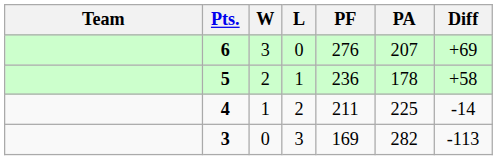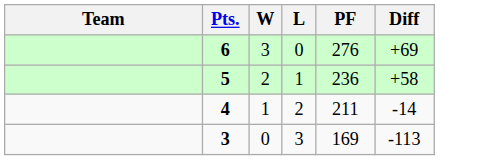- column: (404, 19)
